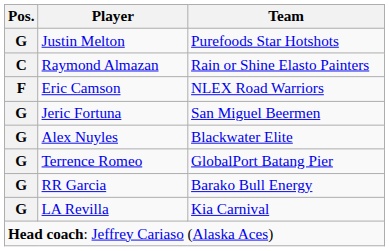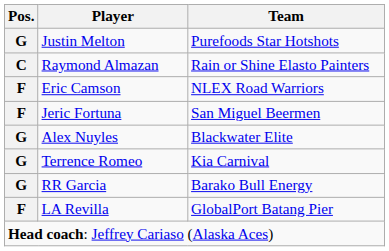(21, 112) G -> (21, 112) F
(262, 161) GlobalPort Batang Pier -> (230, 161) Kia Carnival
(21, 209) G -> (21, 209) F
(230, 209) Kia Carnival -> (262, 209) GlobalPort Batang Pier
